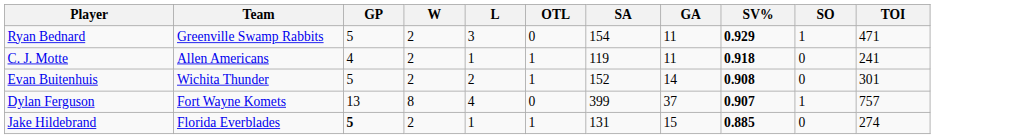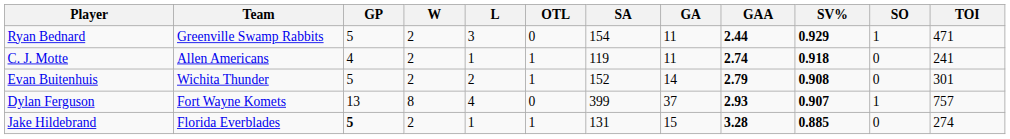+ column: (758, 15)
